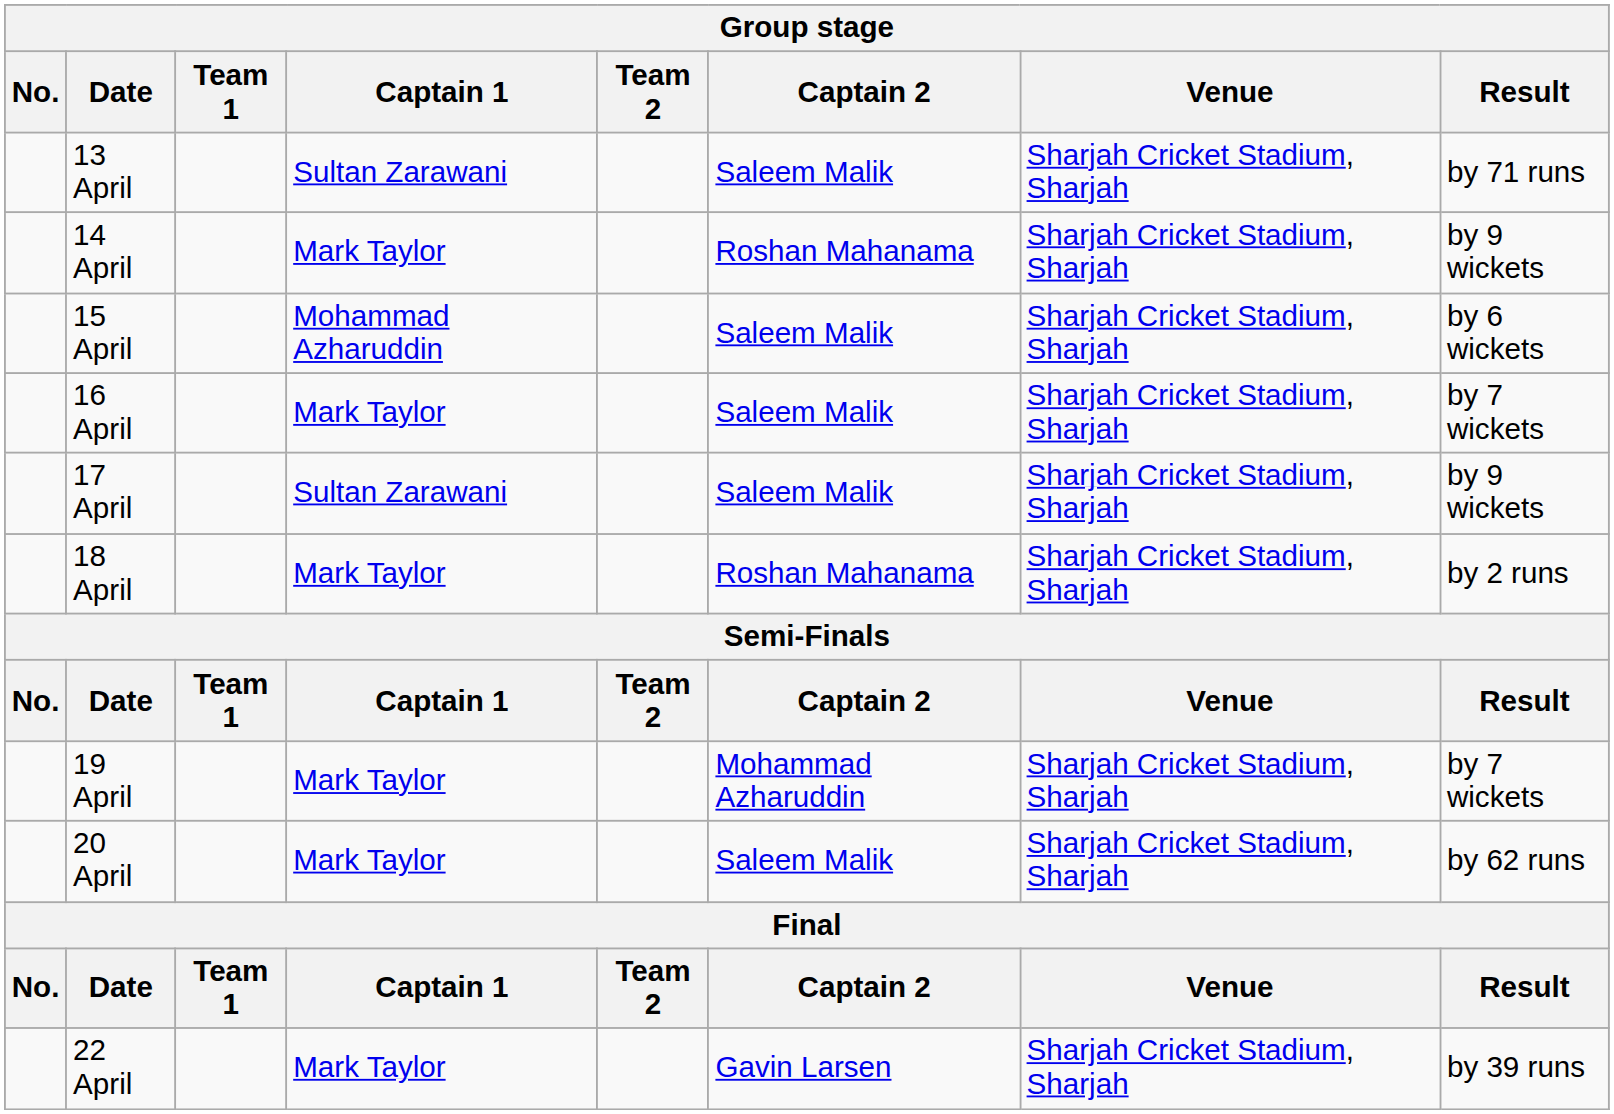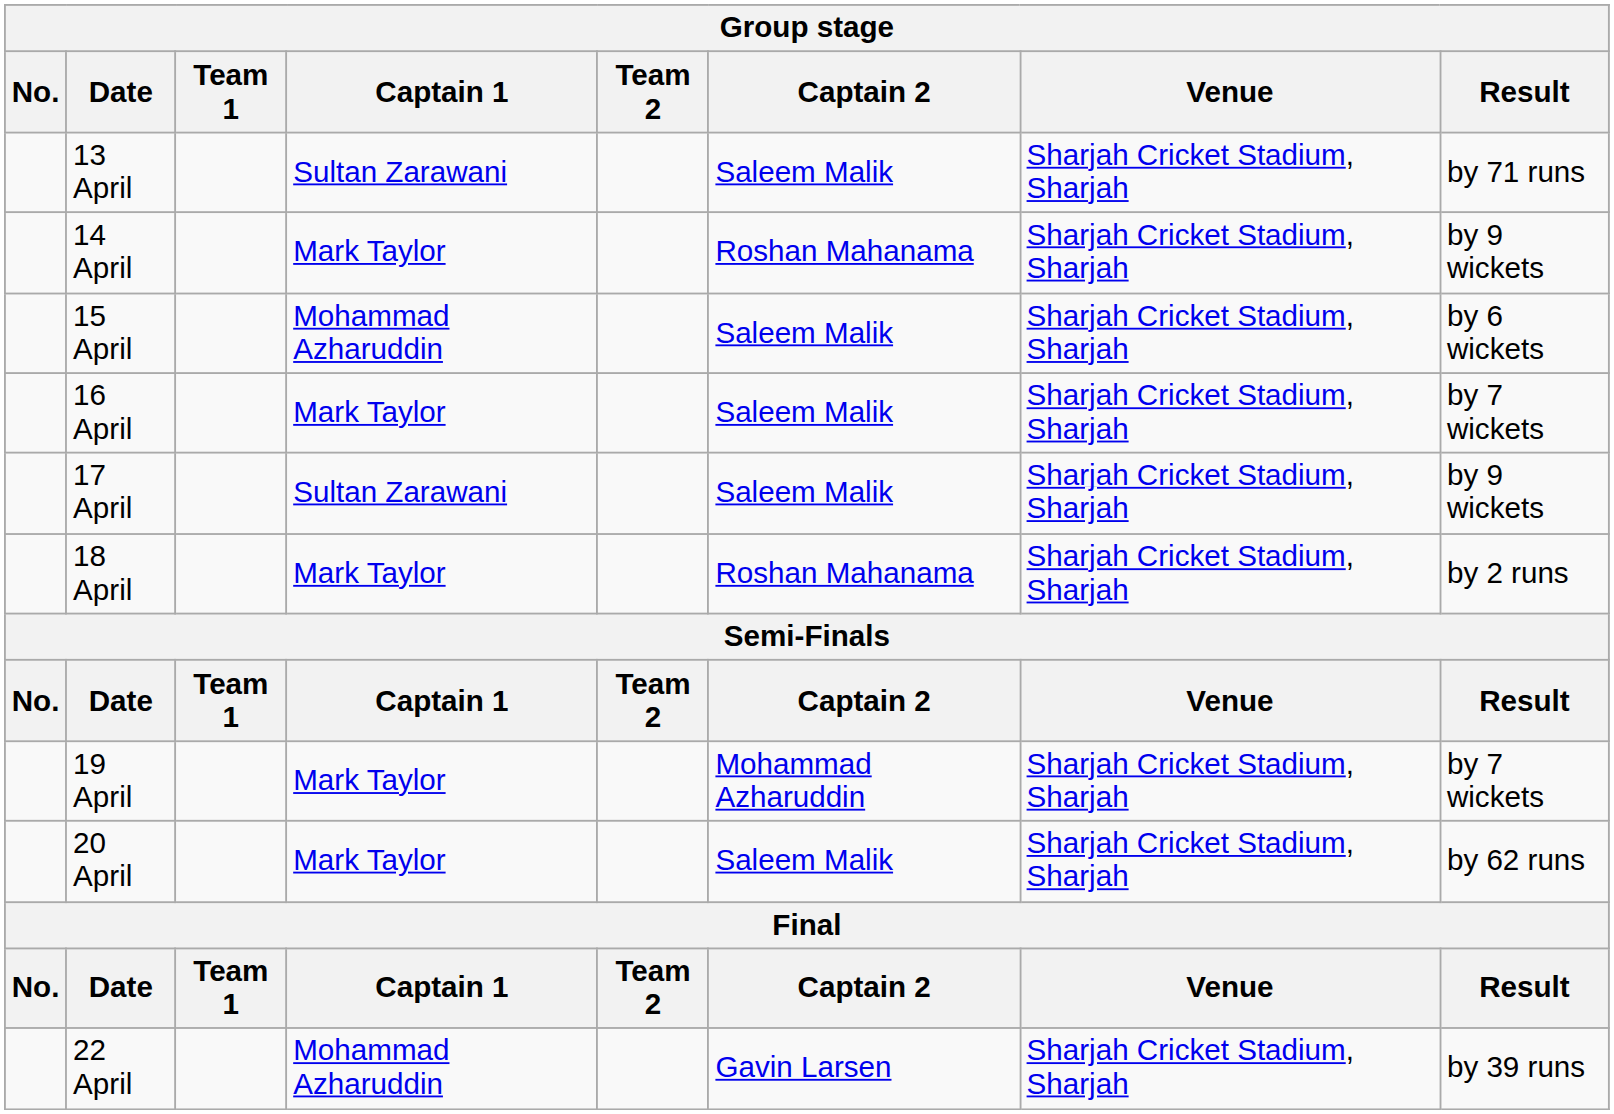(369, 1068) Mark Taylor -> (371, 1068) Mohammad Azharuddin
